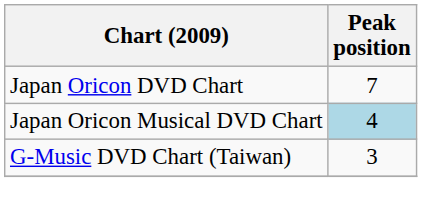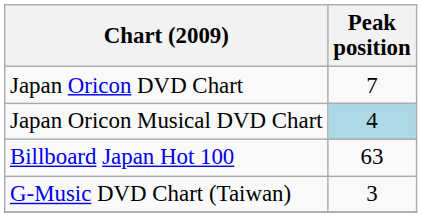+ row: (122, 157)
